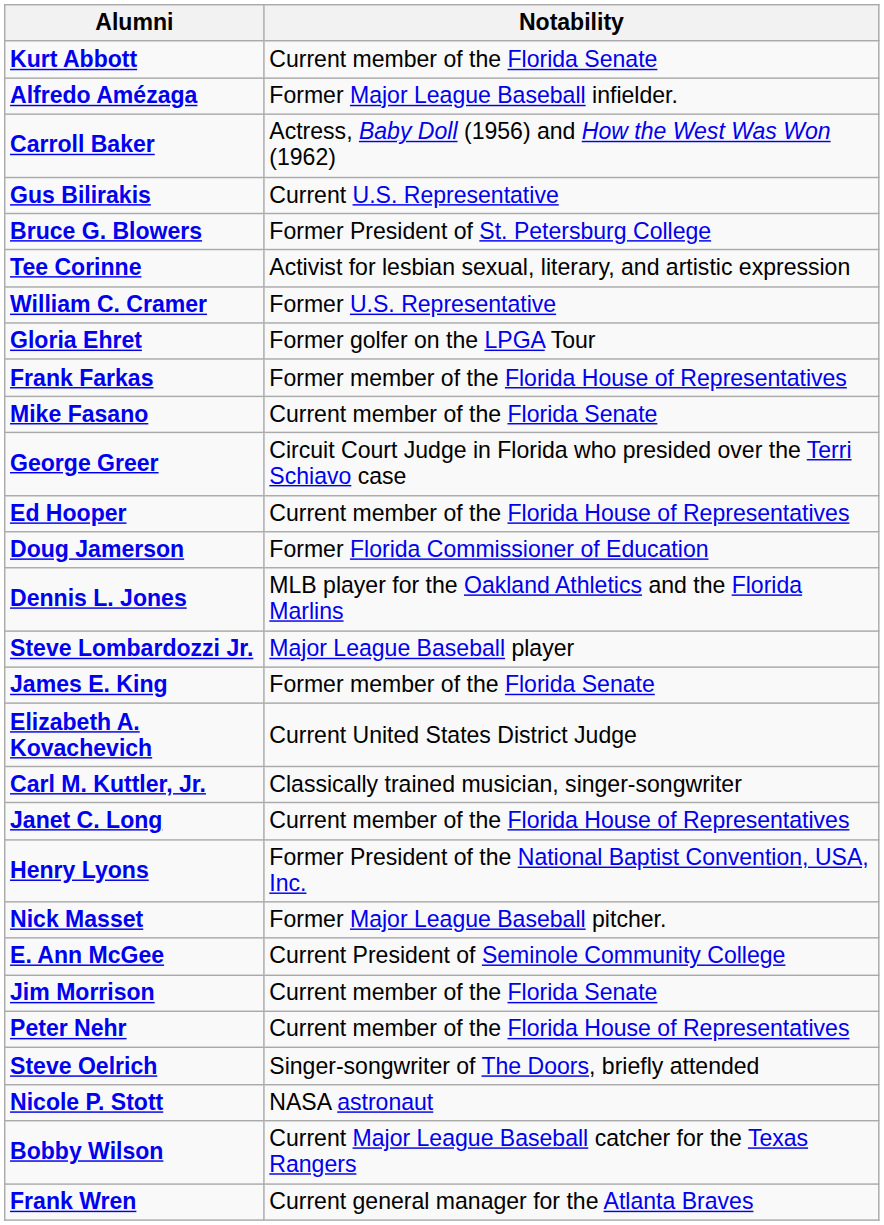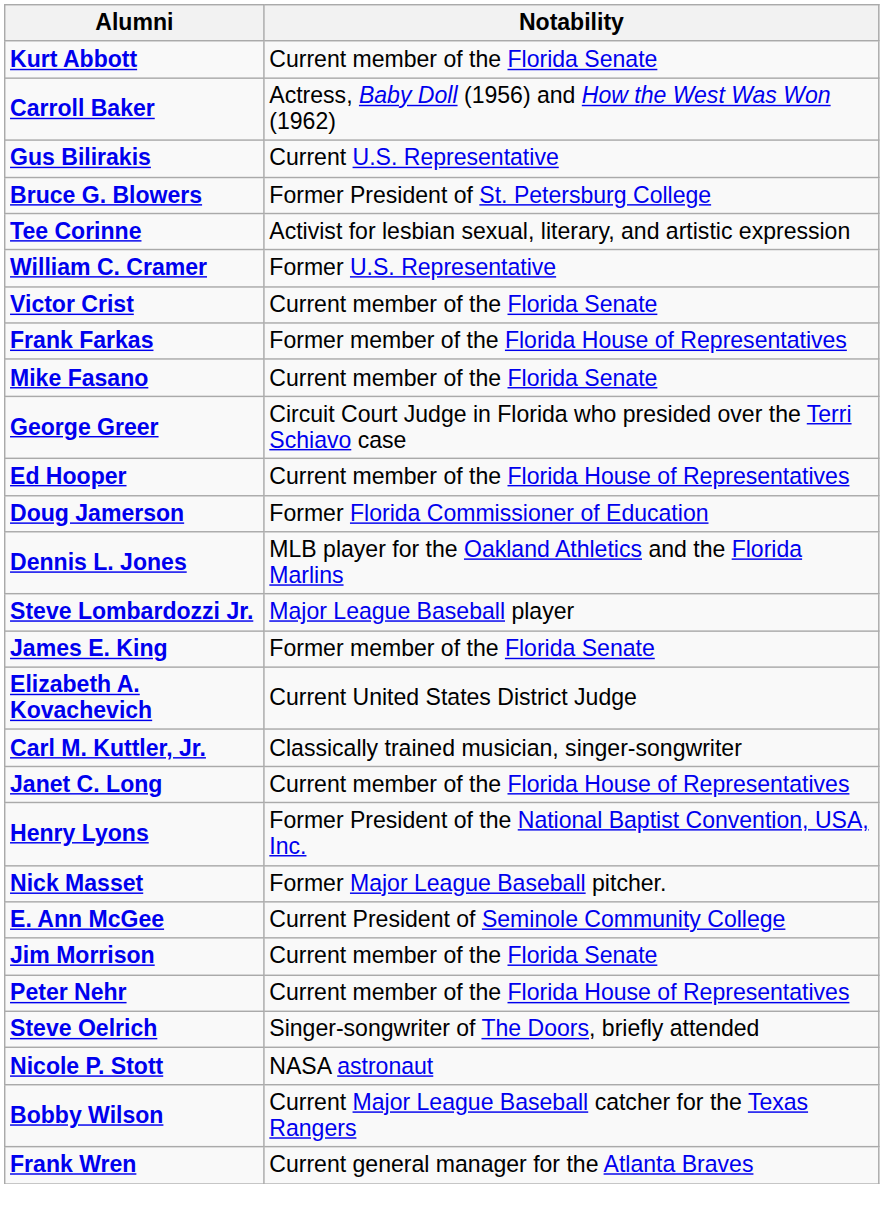- row: (104, 95)
+ row: (72, 304)
- row: (76, 341)
